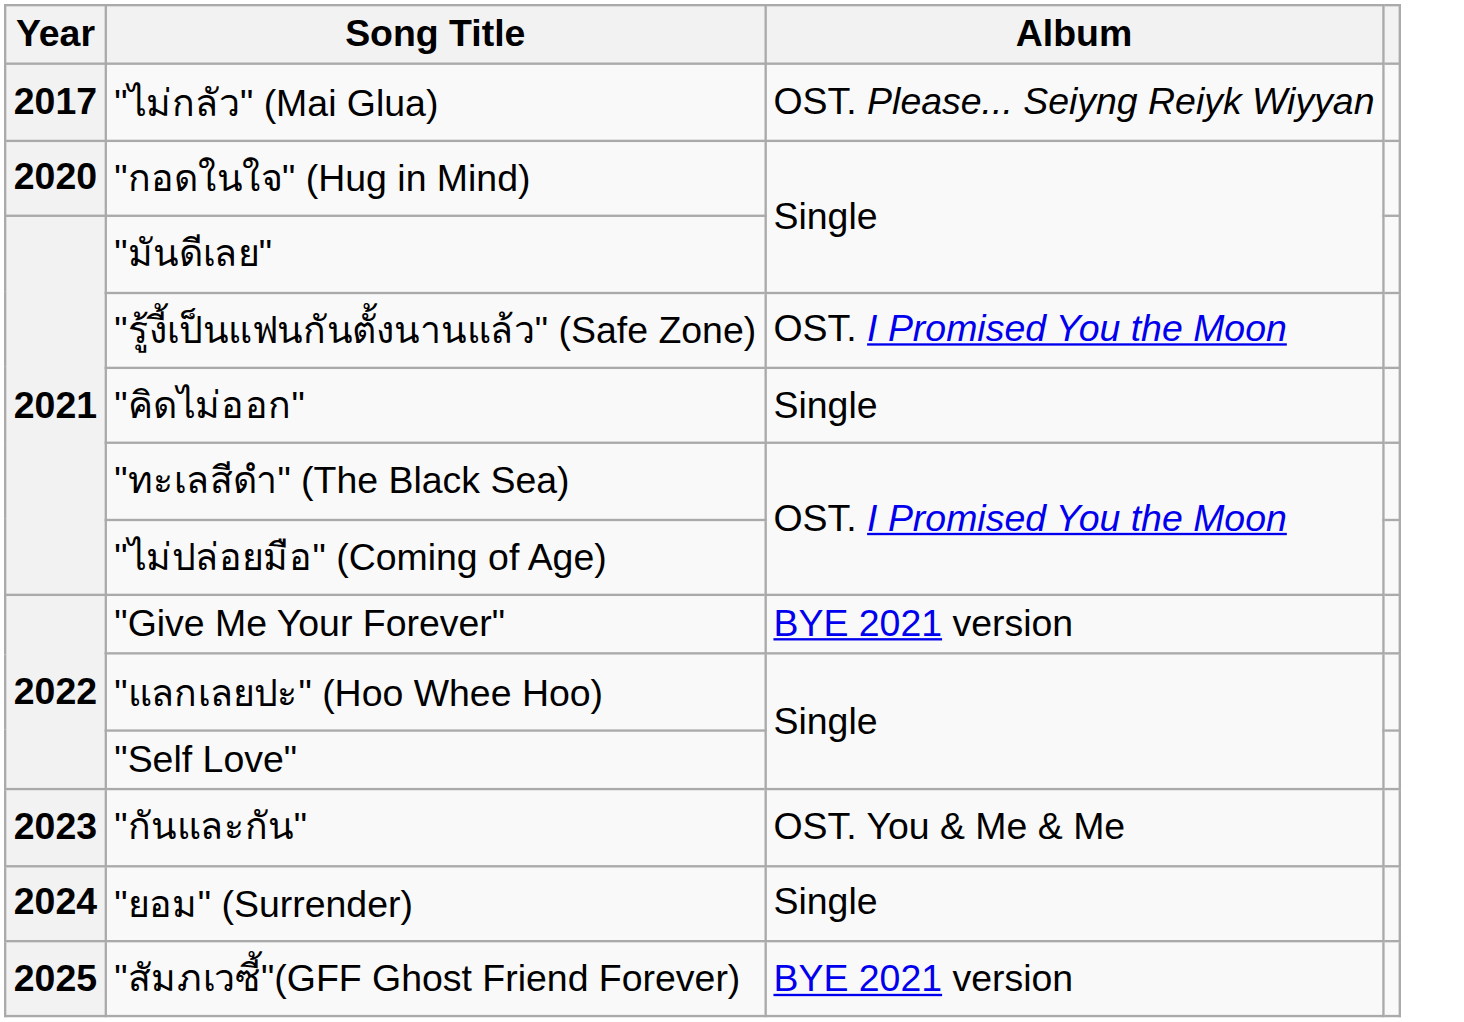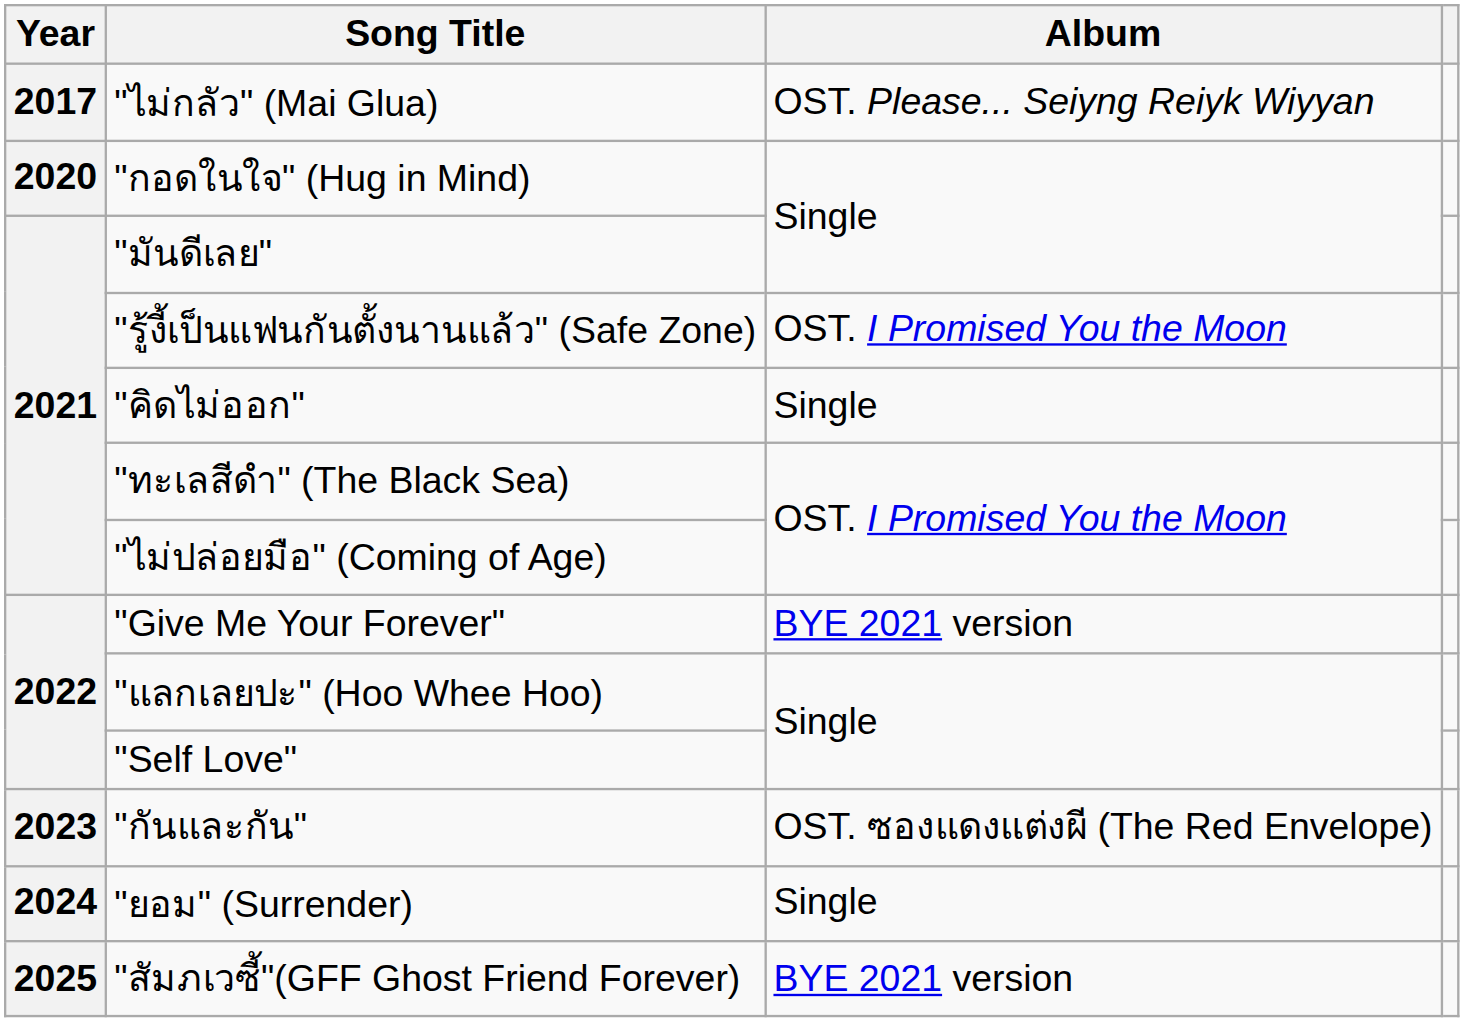(949, 826) OST. You & Me & Me -> (1103, 827) OST. ซองแดงแต่งผี (The Red Envelope)
